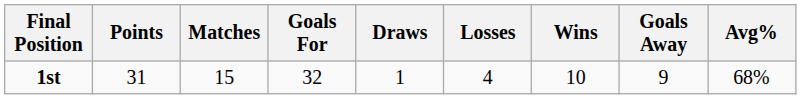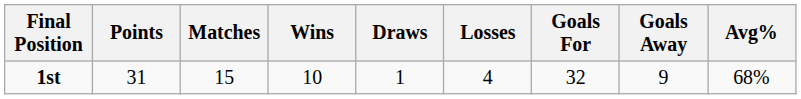columns swapped: (576, 32) <-> (312, 32)
